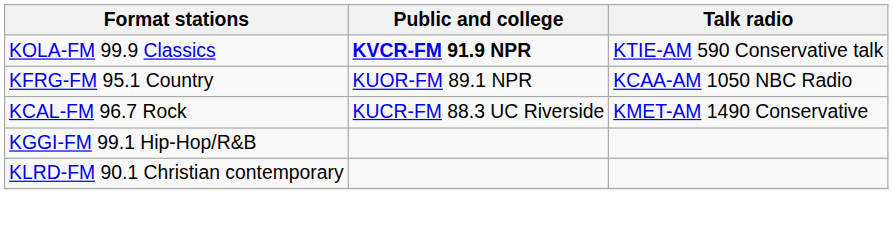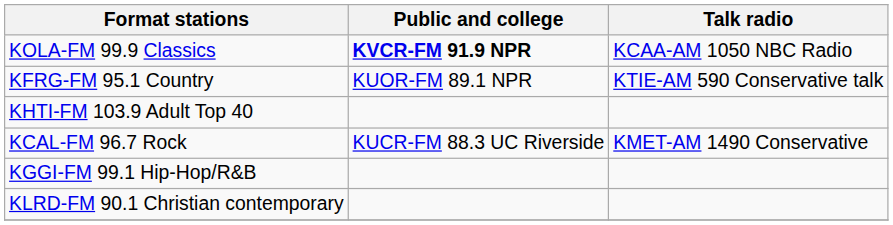(748, 50) KTIE-AM 590 Conservative talk -> (733, 50) KCAA-AM 1050 NBC Radio
(733, 81) KCAA-AM 1050 NBC Radio -> (748, 81) KTIE-AM 590 Conservative talk
+ row: (131, 111)
